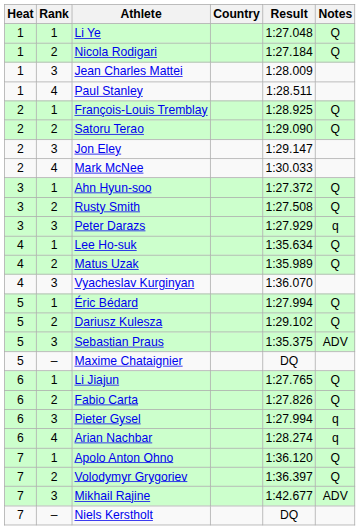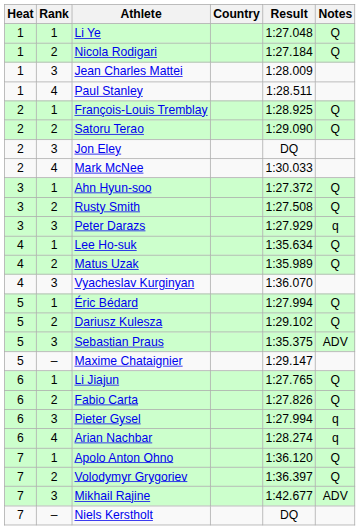(289, 149) 1:29.147 -> (289, 149) DQ
(289, 361) DQ -> (289, 361) 1:29.147
